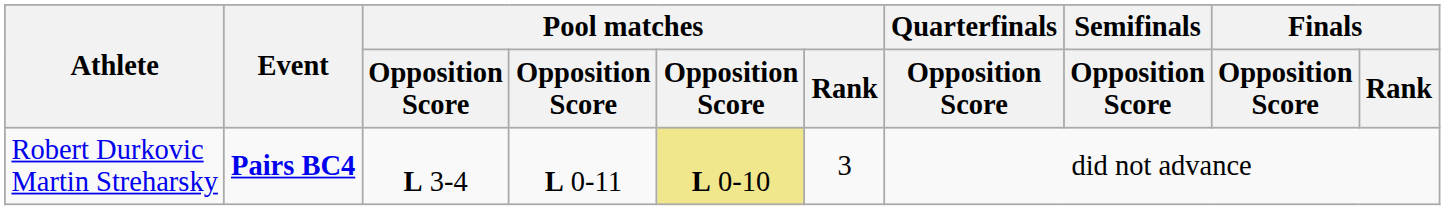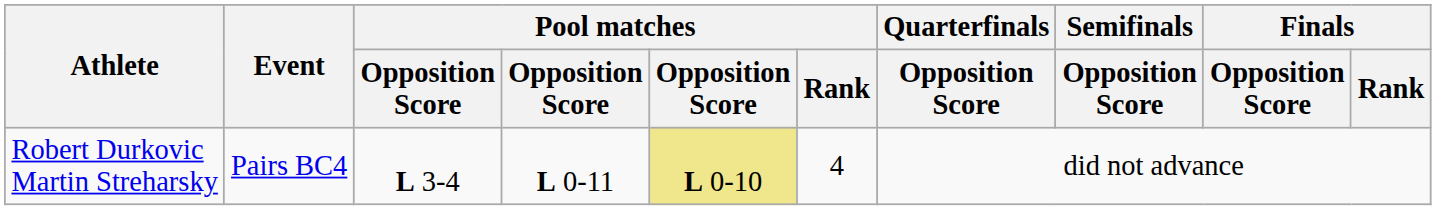(293, 165) bold -> (289, 165) normal
(845, 165) 3 -> (837, 165) 4
